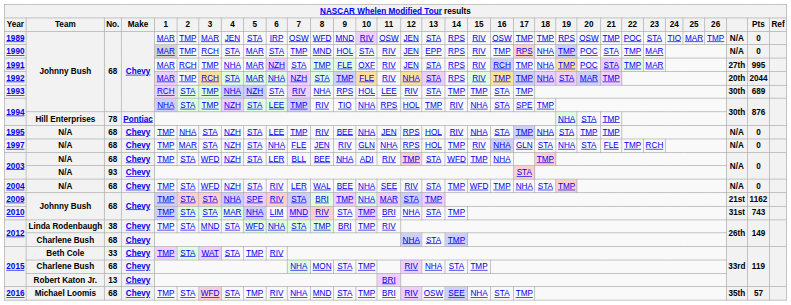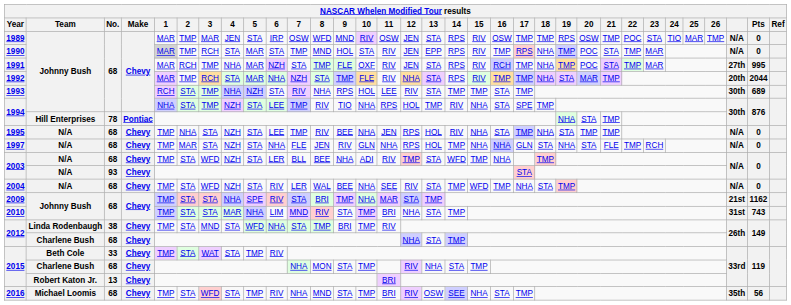(479, 146) RIV -> (479, 146) NHA
(758, 294) 57 -> (758, 294) 56
